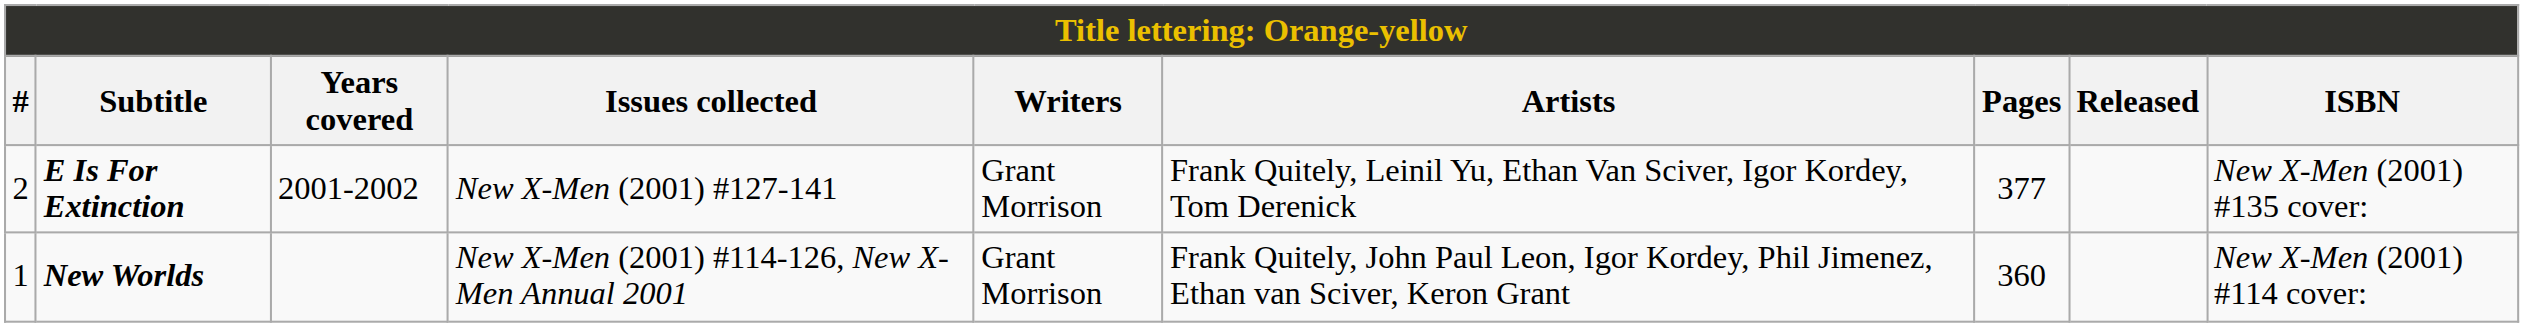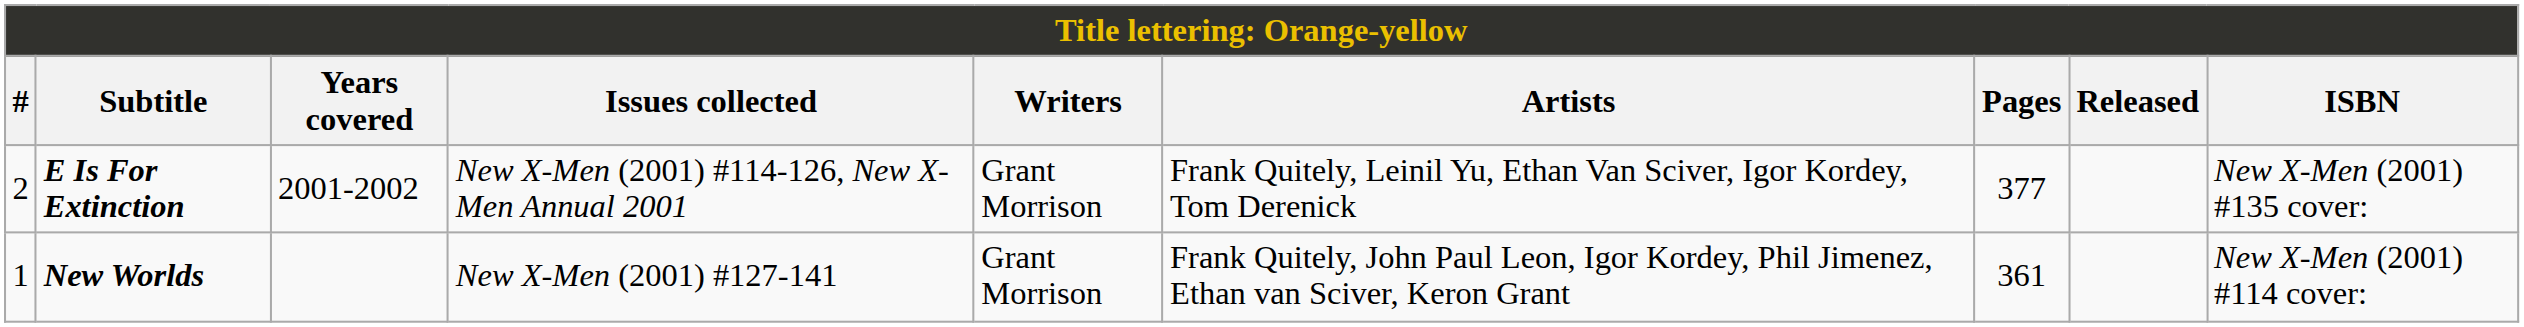(647, 188) New X-Men (2001) #127-141 -> (702, 188) New X-Men (2001) #114-126, New X-Men Annual 2001
(702, 276) New X-Men (2001) #114-126, New X-Men Annual 2001 -> (647, 276) New X-Men (2001) #127-141
(2022, 276) 360 -> (2022, 276) 361
